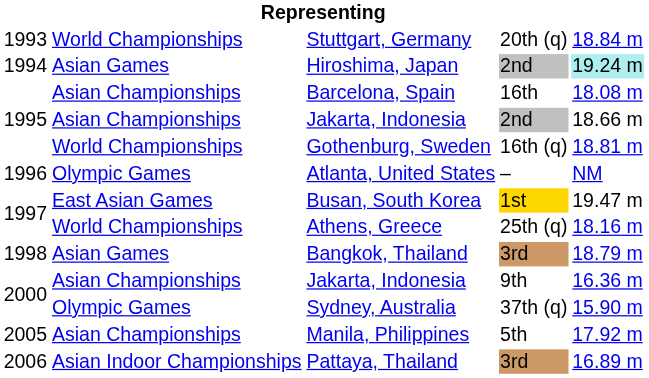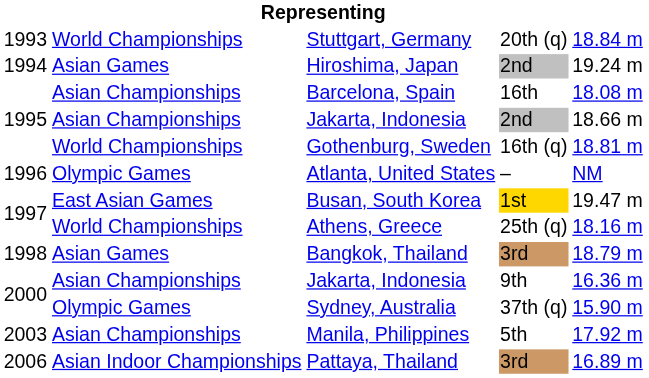(608, 66) paleturquoise background -> (608, 66) no background
(25, 334) 2005 -> (25, 334) 2003
